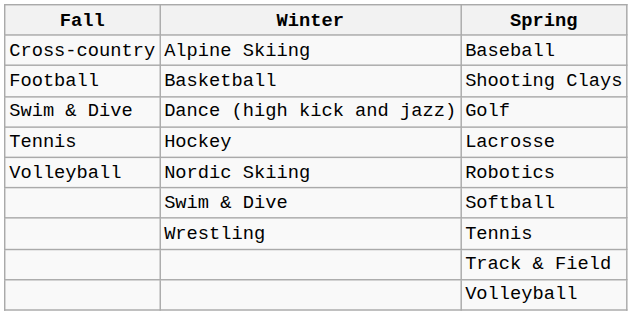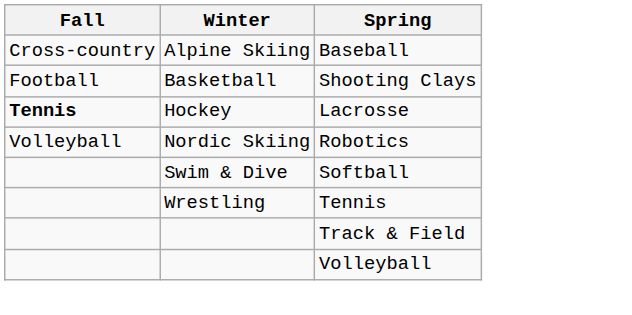- row: (488, 112)
(43, 142) normal -> (43, 112) bold
